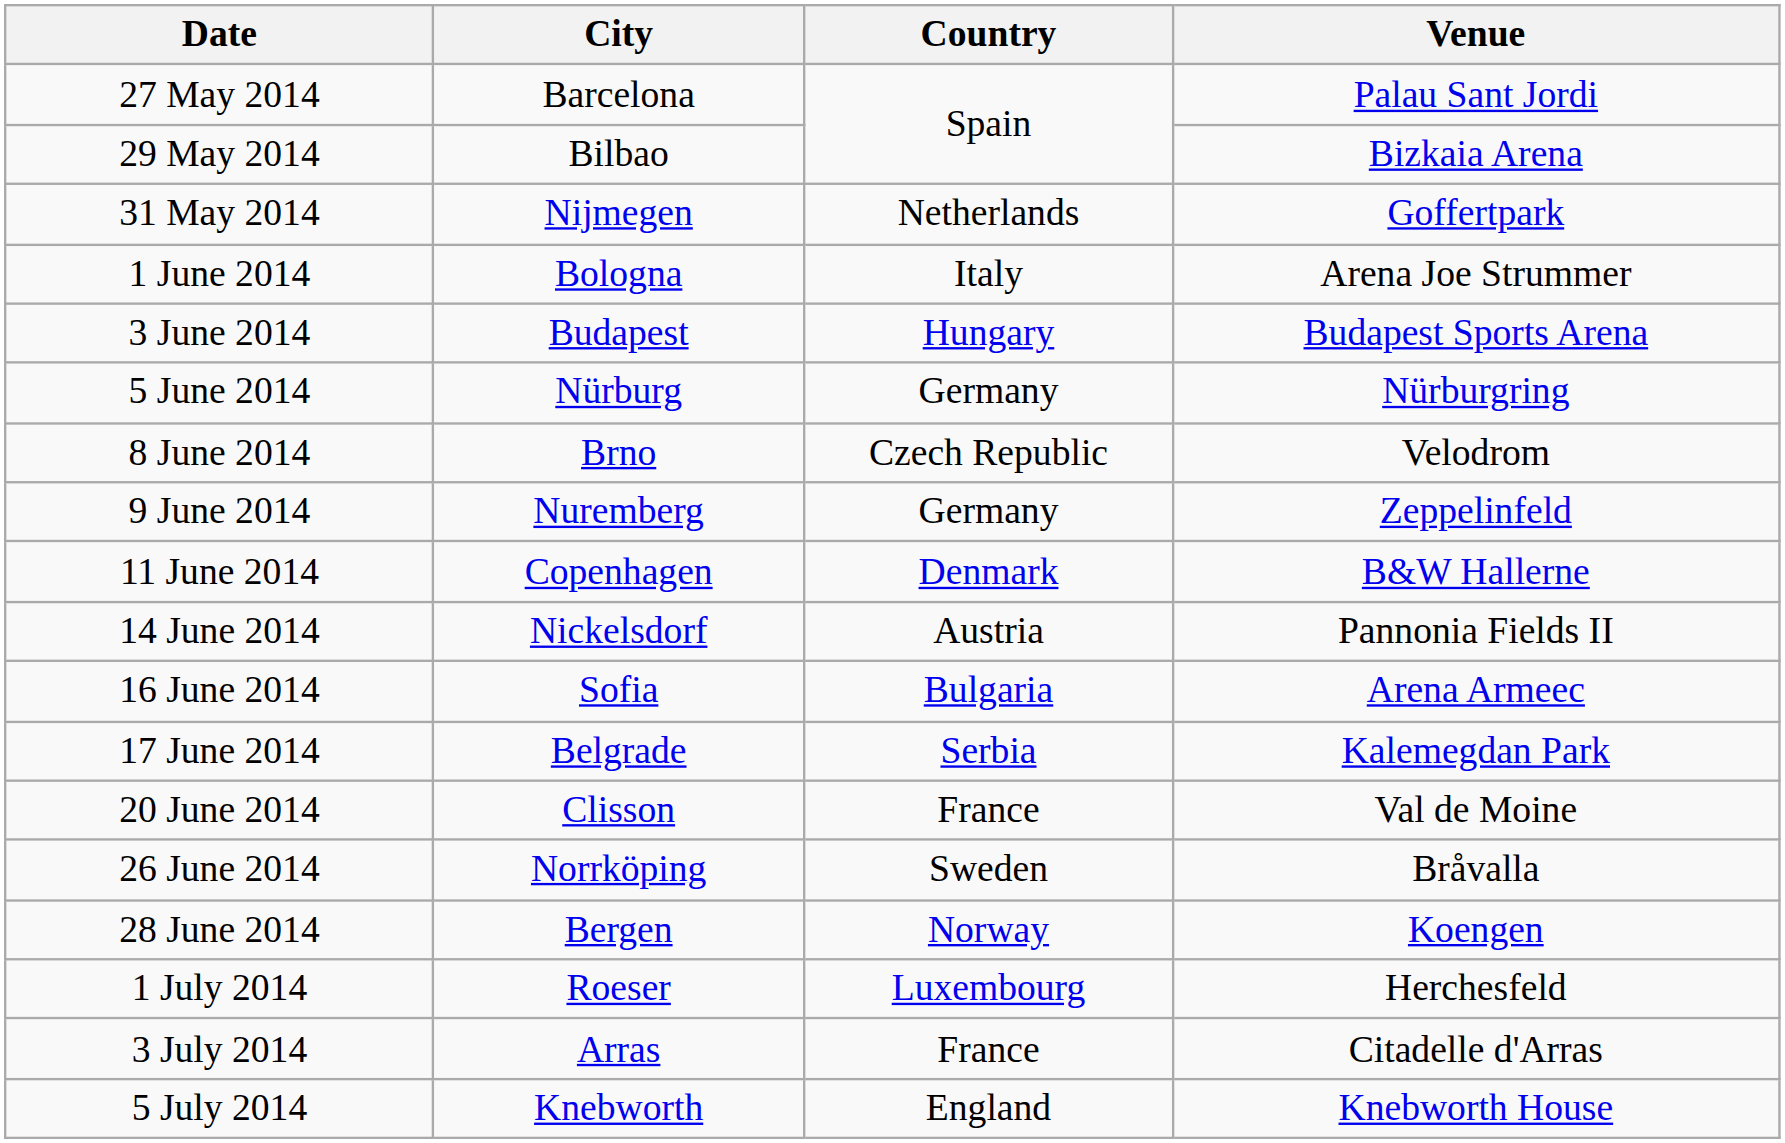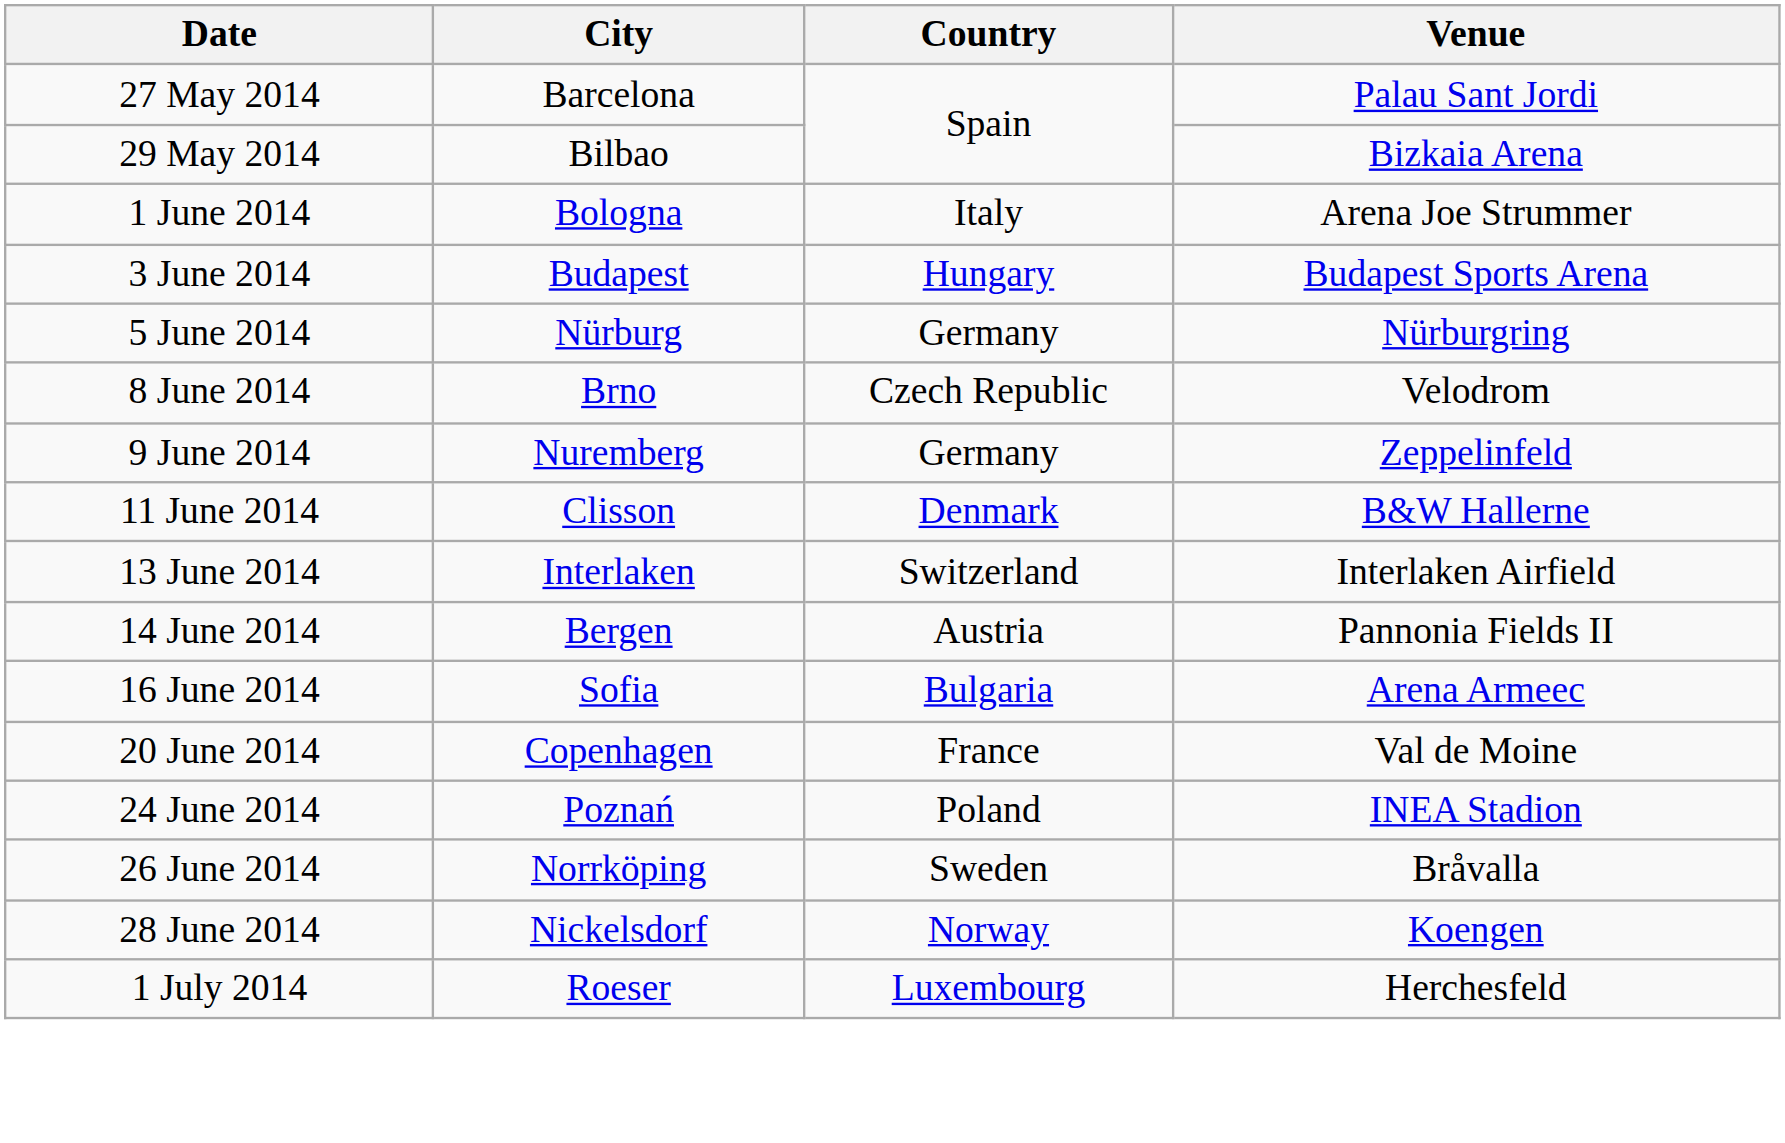- row: (219, 213)
(619, 570) Copenhagen -> (619, 511) Clisson
+ row: (219, 570)
(619, 630) Nickelsdorf -> (619, 630) Bergen
- row: (219, 749)
(619, 809) Clisson -> (619, 749) Copenhagen
+ row: (219, 809)
(619, 928) Bergen -> (619, 928) Nickelsdorf
- row: (219, 1048)
- row: (219, 1107)
